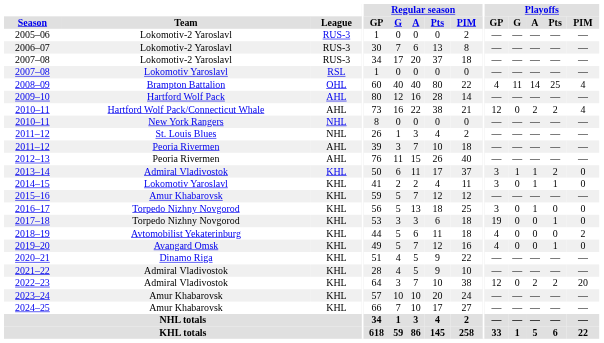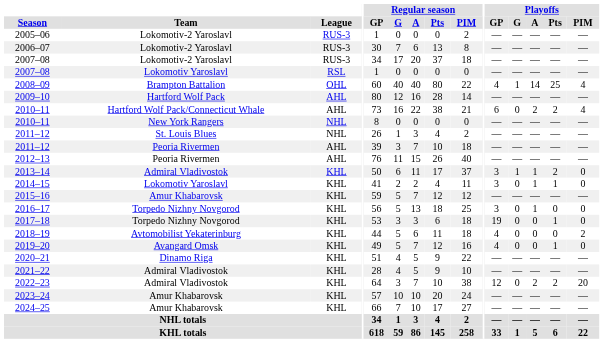(517, 84) 11 -> (517, 84) 1
(497, 109) 12 -> (497, 109) 6
